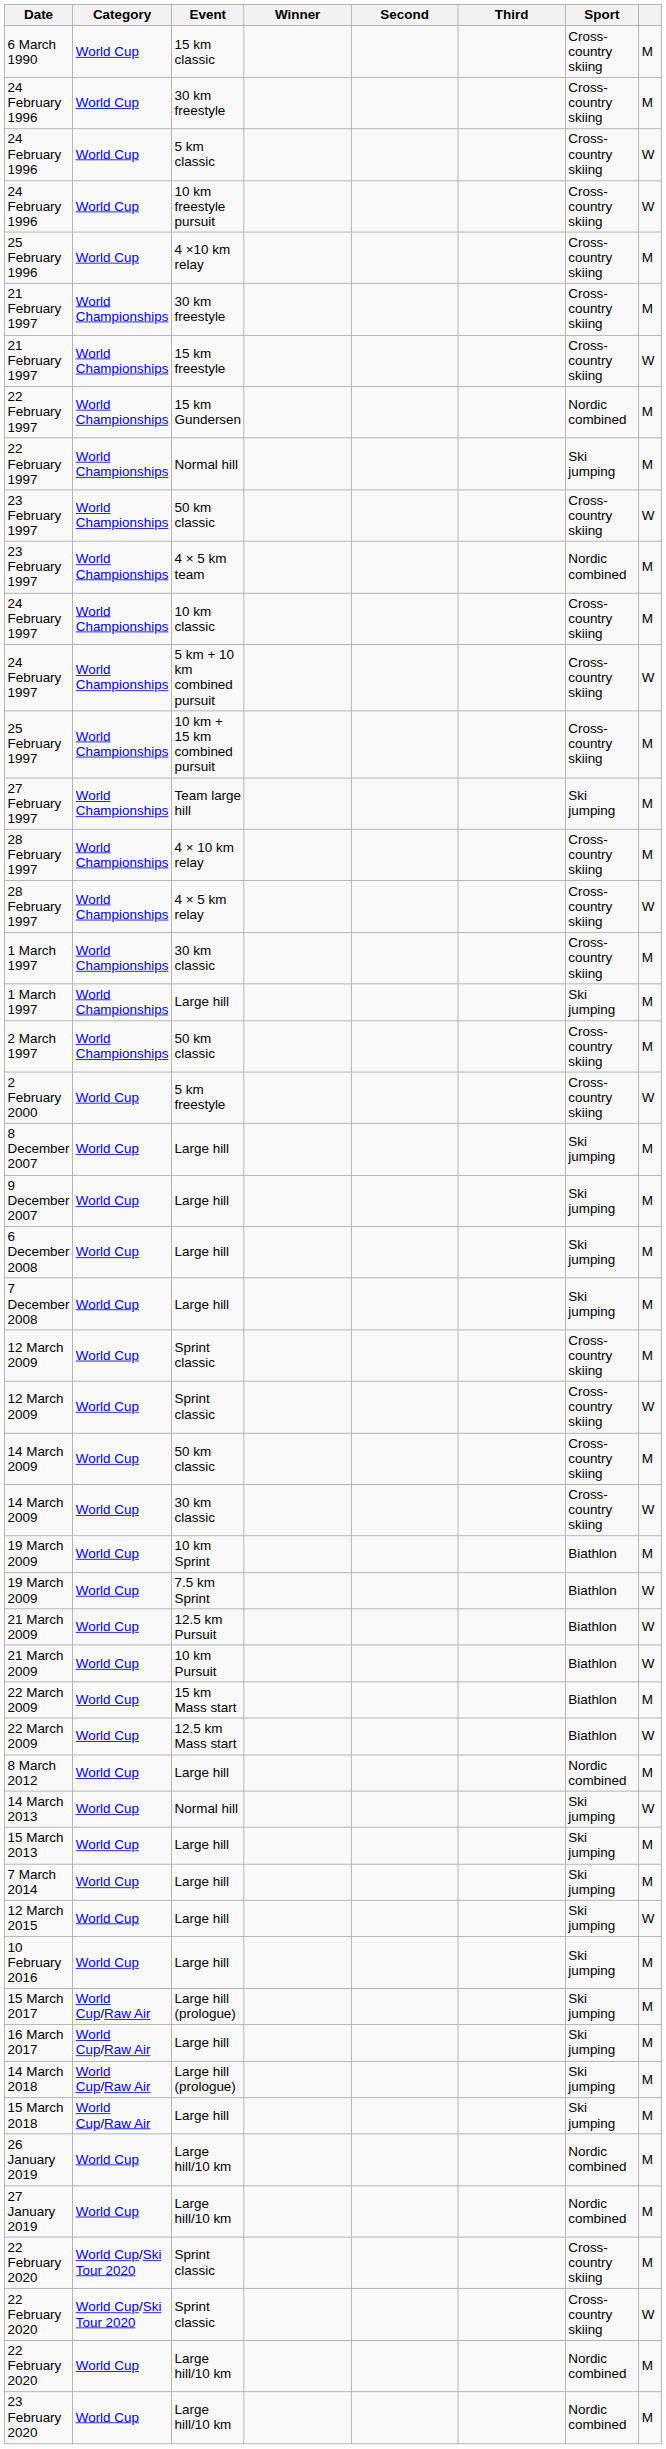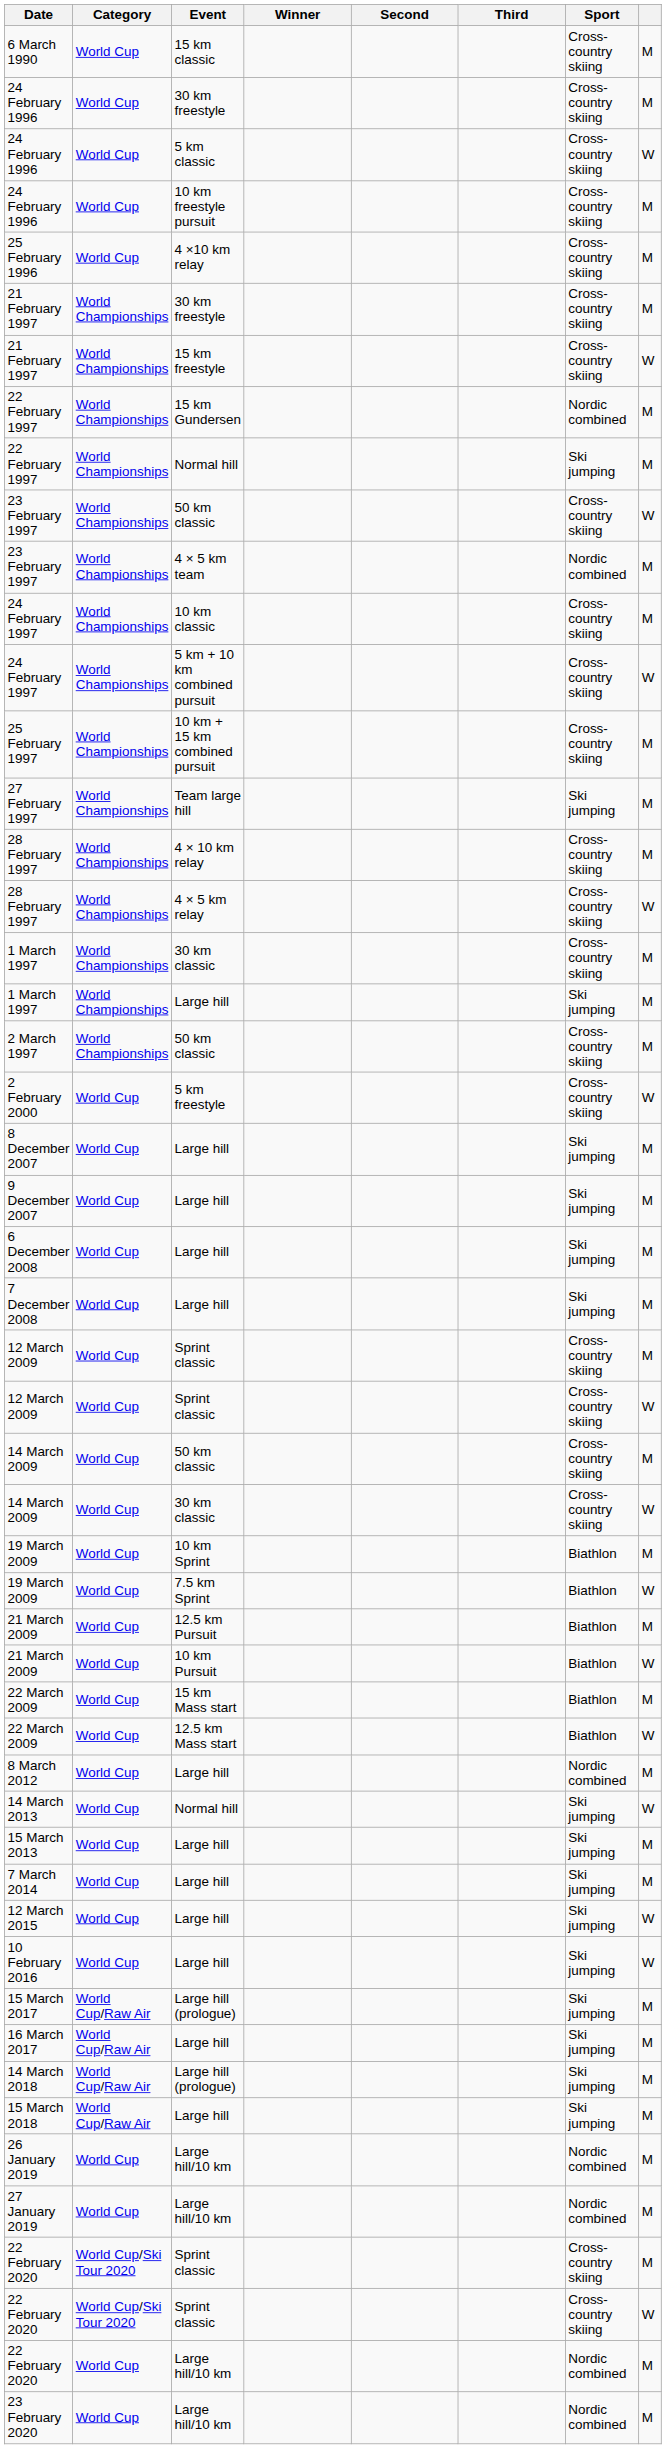(648, 206) W -> (647, 206) M
(648, 1627) W -> (647, 1627) M
(647, 1962) M -> (648, 1962) W
